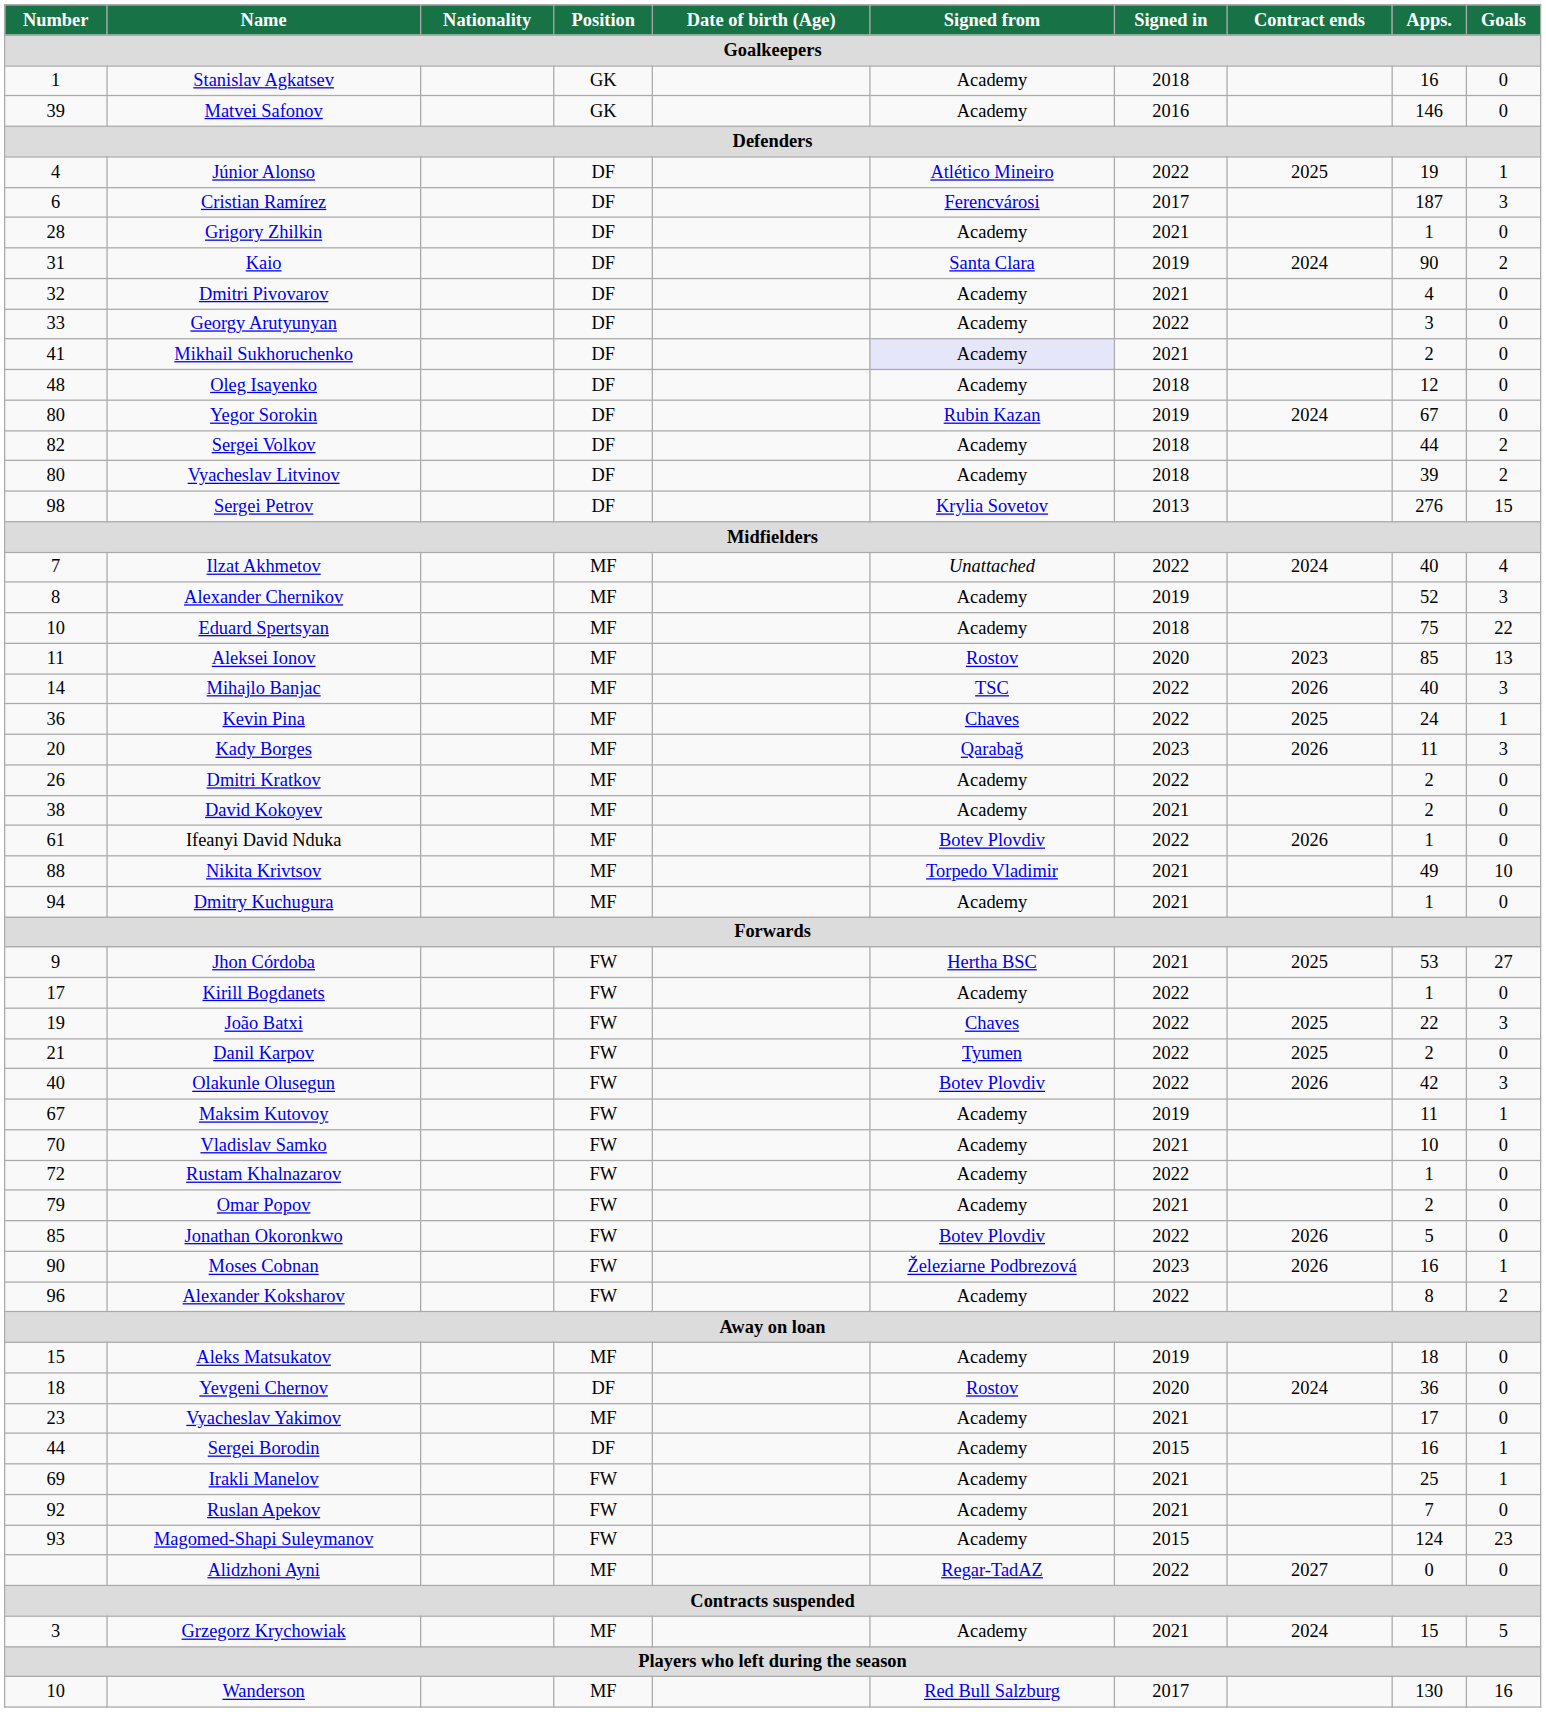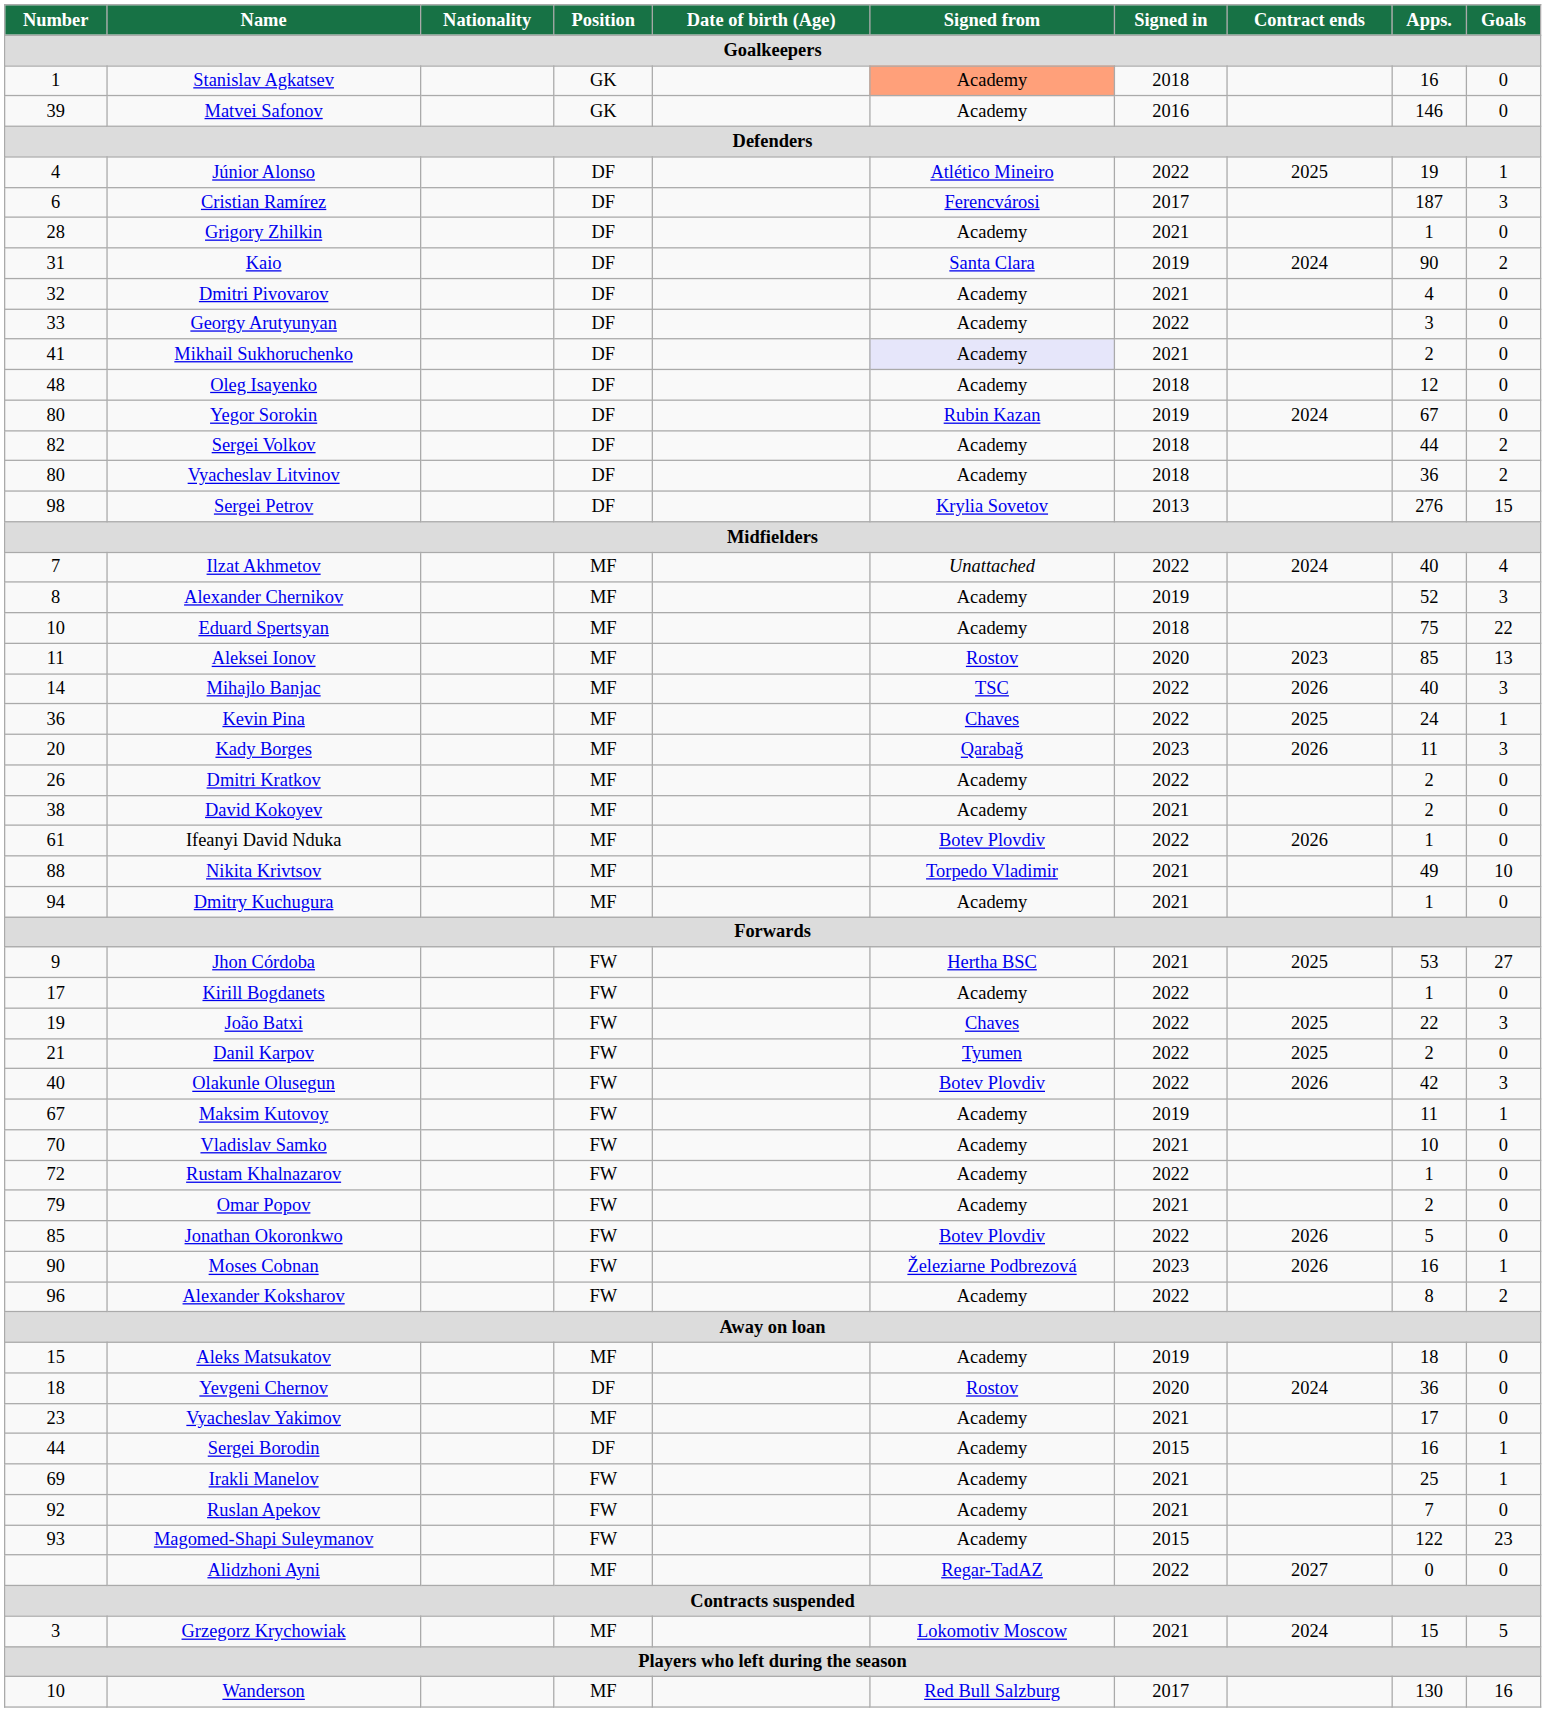(992, 80) no background -> (992, 80) lightsalmon background
(1429, 476) 39 -> (1429, 476) 36
(1429, 1540) 124 -> (1429, 1540) 122
(992, 1631) Academy -> (992, 1631) Lokomotiv Moscow
